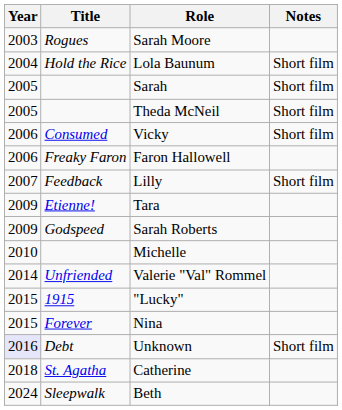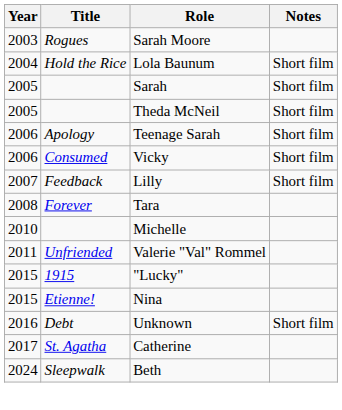+ row: (177, 134)
- row: (182, 157)
(23, 205) 2009 -> (23, 205) 2008
(70, 205) Etienne! -> (68, 205) Forever
- row: (175, 228)
(23, 275) 2014 -> (22, 252) 2011
(68, 323) Forever -> (70, 299) Etienne!
(23, 346) lavender background -> (23, 323) no background
(23, 370) 2018 -> (23, 346) 2017
